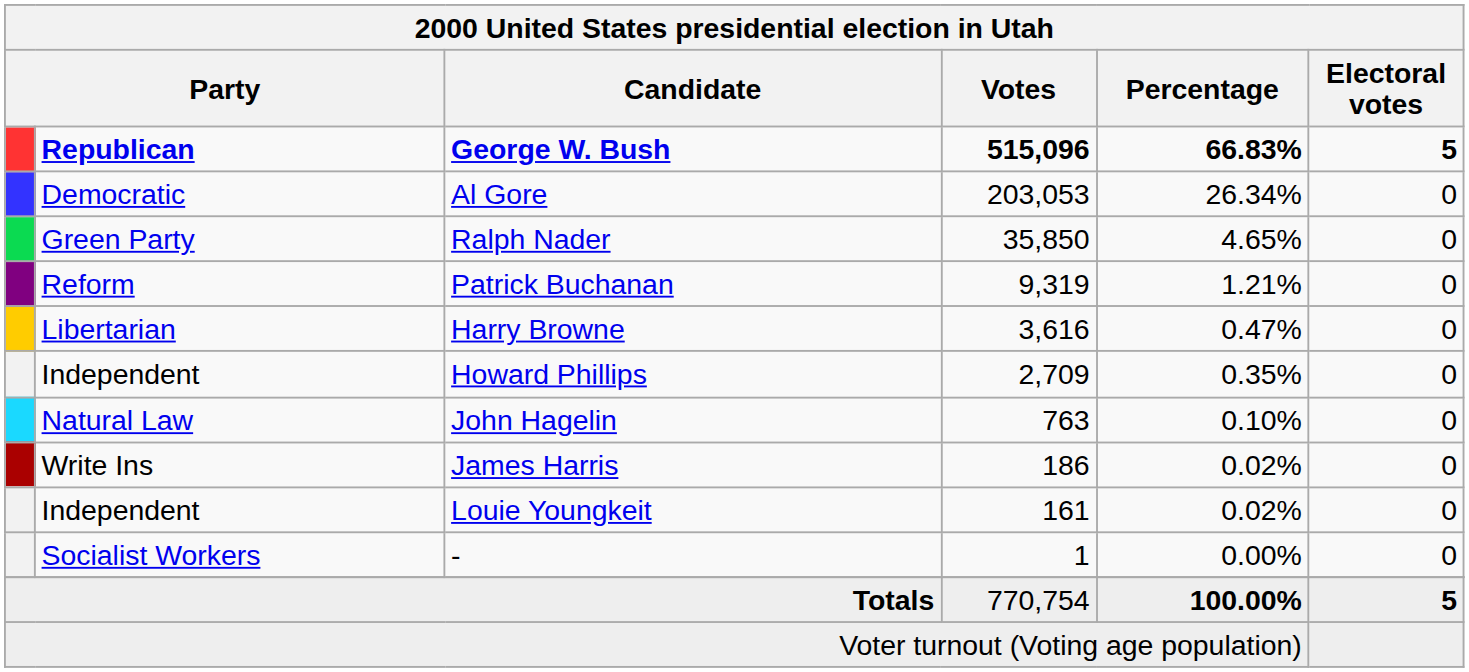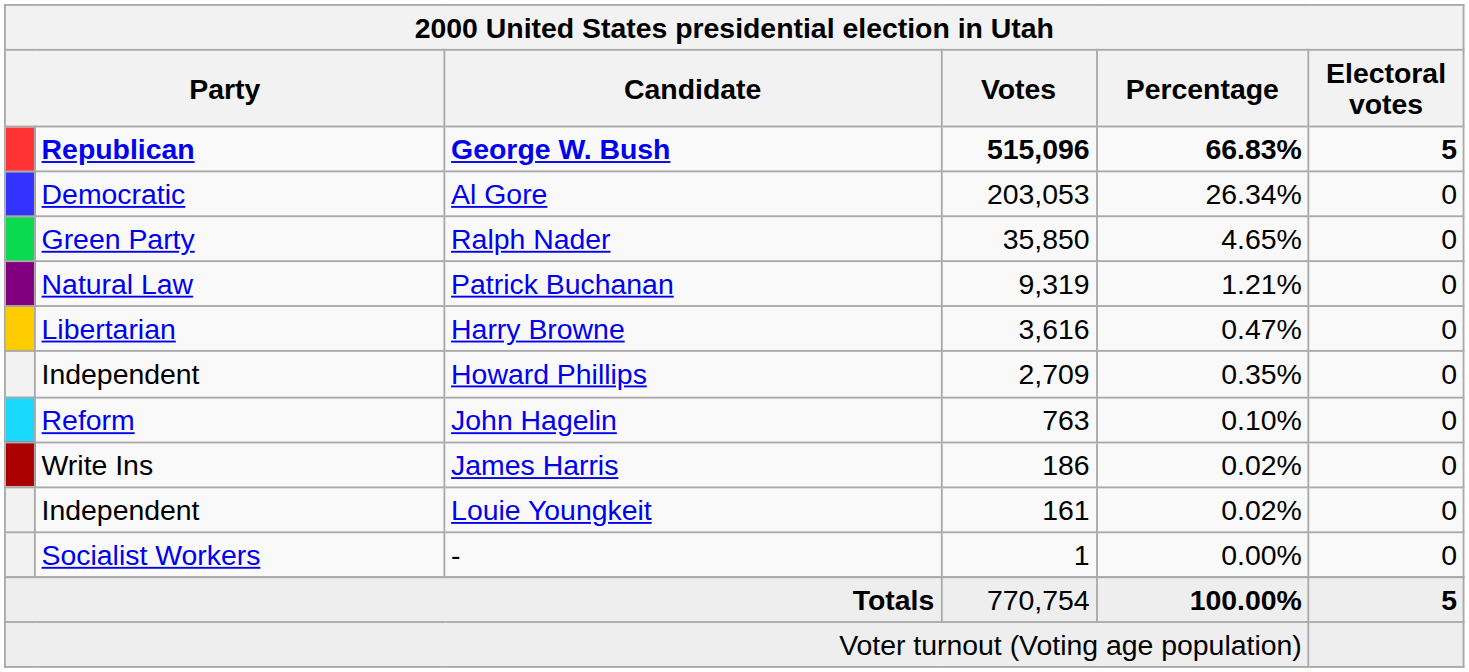(88, 284) Reform -> (117, 284) Natural Law
(117, 419) Natural Law -> (88, 419) Reform
